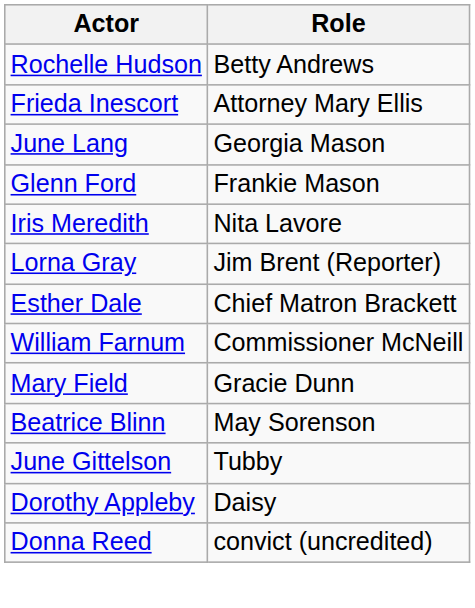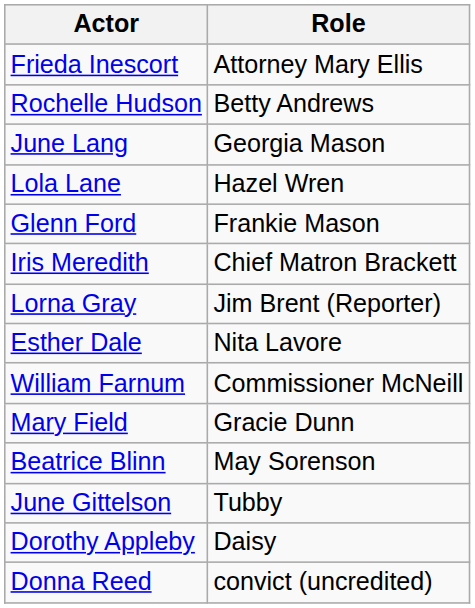rows swapped: (106, 64) <-> (94, 104)
+ row: (66, 183)
(278, 223) Nita Lavore -> (335, 263) Chief Matron Brackett
(335, 303) Chief Matron Brackett -> (278, 343) Nita Lavore
